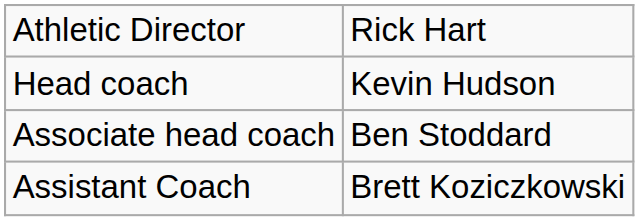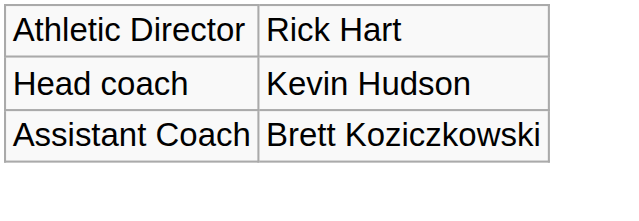- row: (174, 135)
